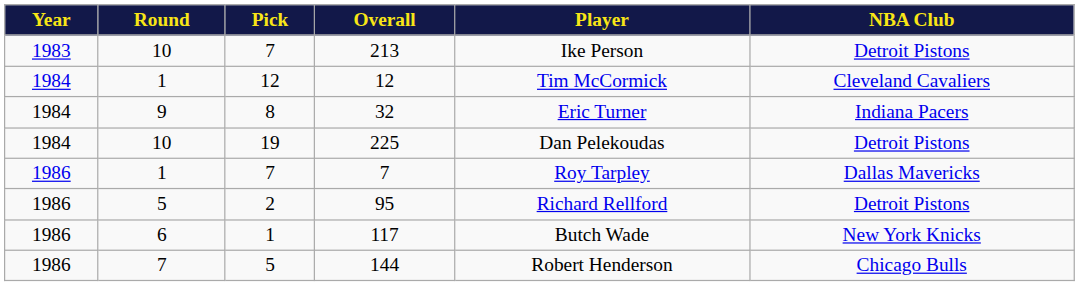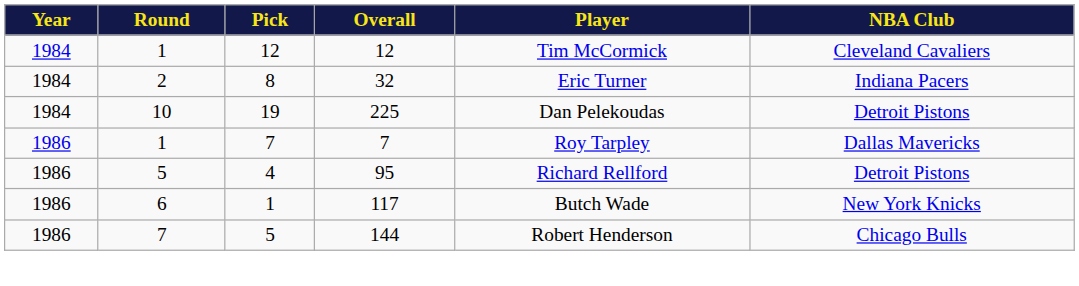- row: (385, 50)
(162, 111) 9 -> (162, 81) 2
(270, 204) 2 -> (270, 173) 4
